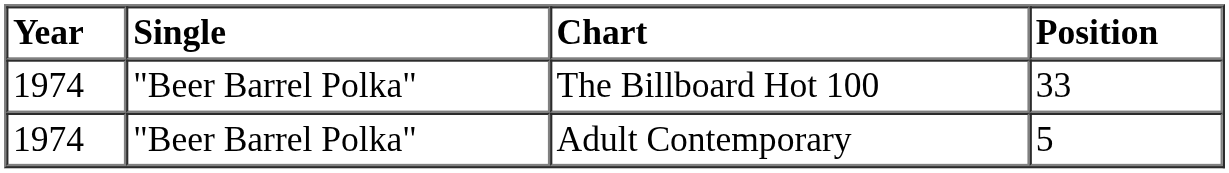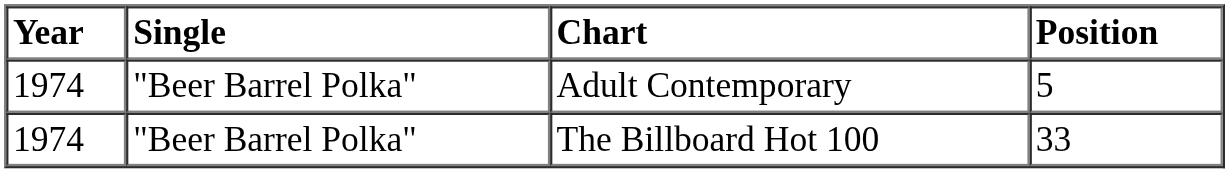rows swapped: (718, 85) <-> (704, 138)
